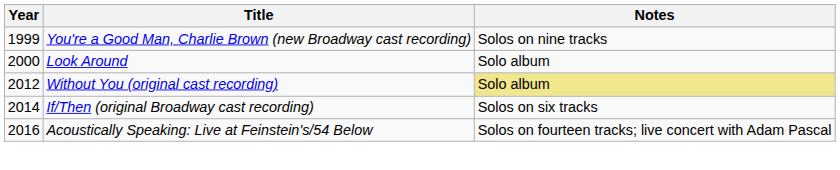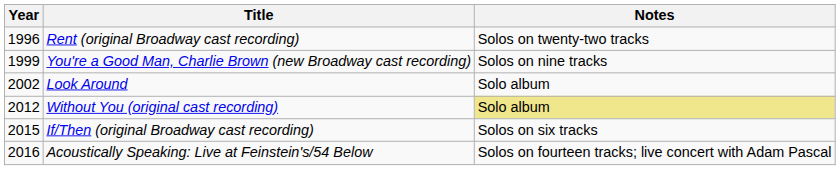+ row: (173, 38)
(24, 61) 2000 -> (24, 84) 2002
(24, 107) 2014 -> (24, 130) 2015
